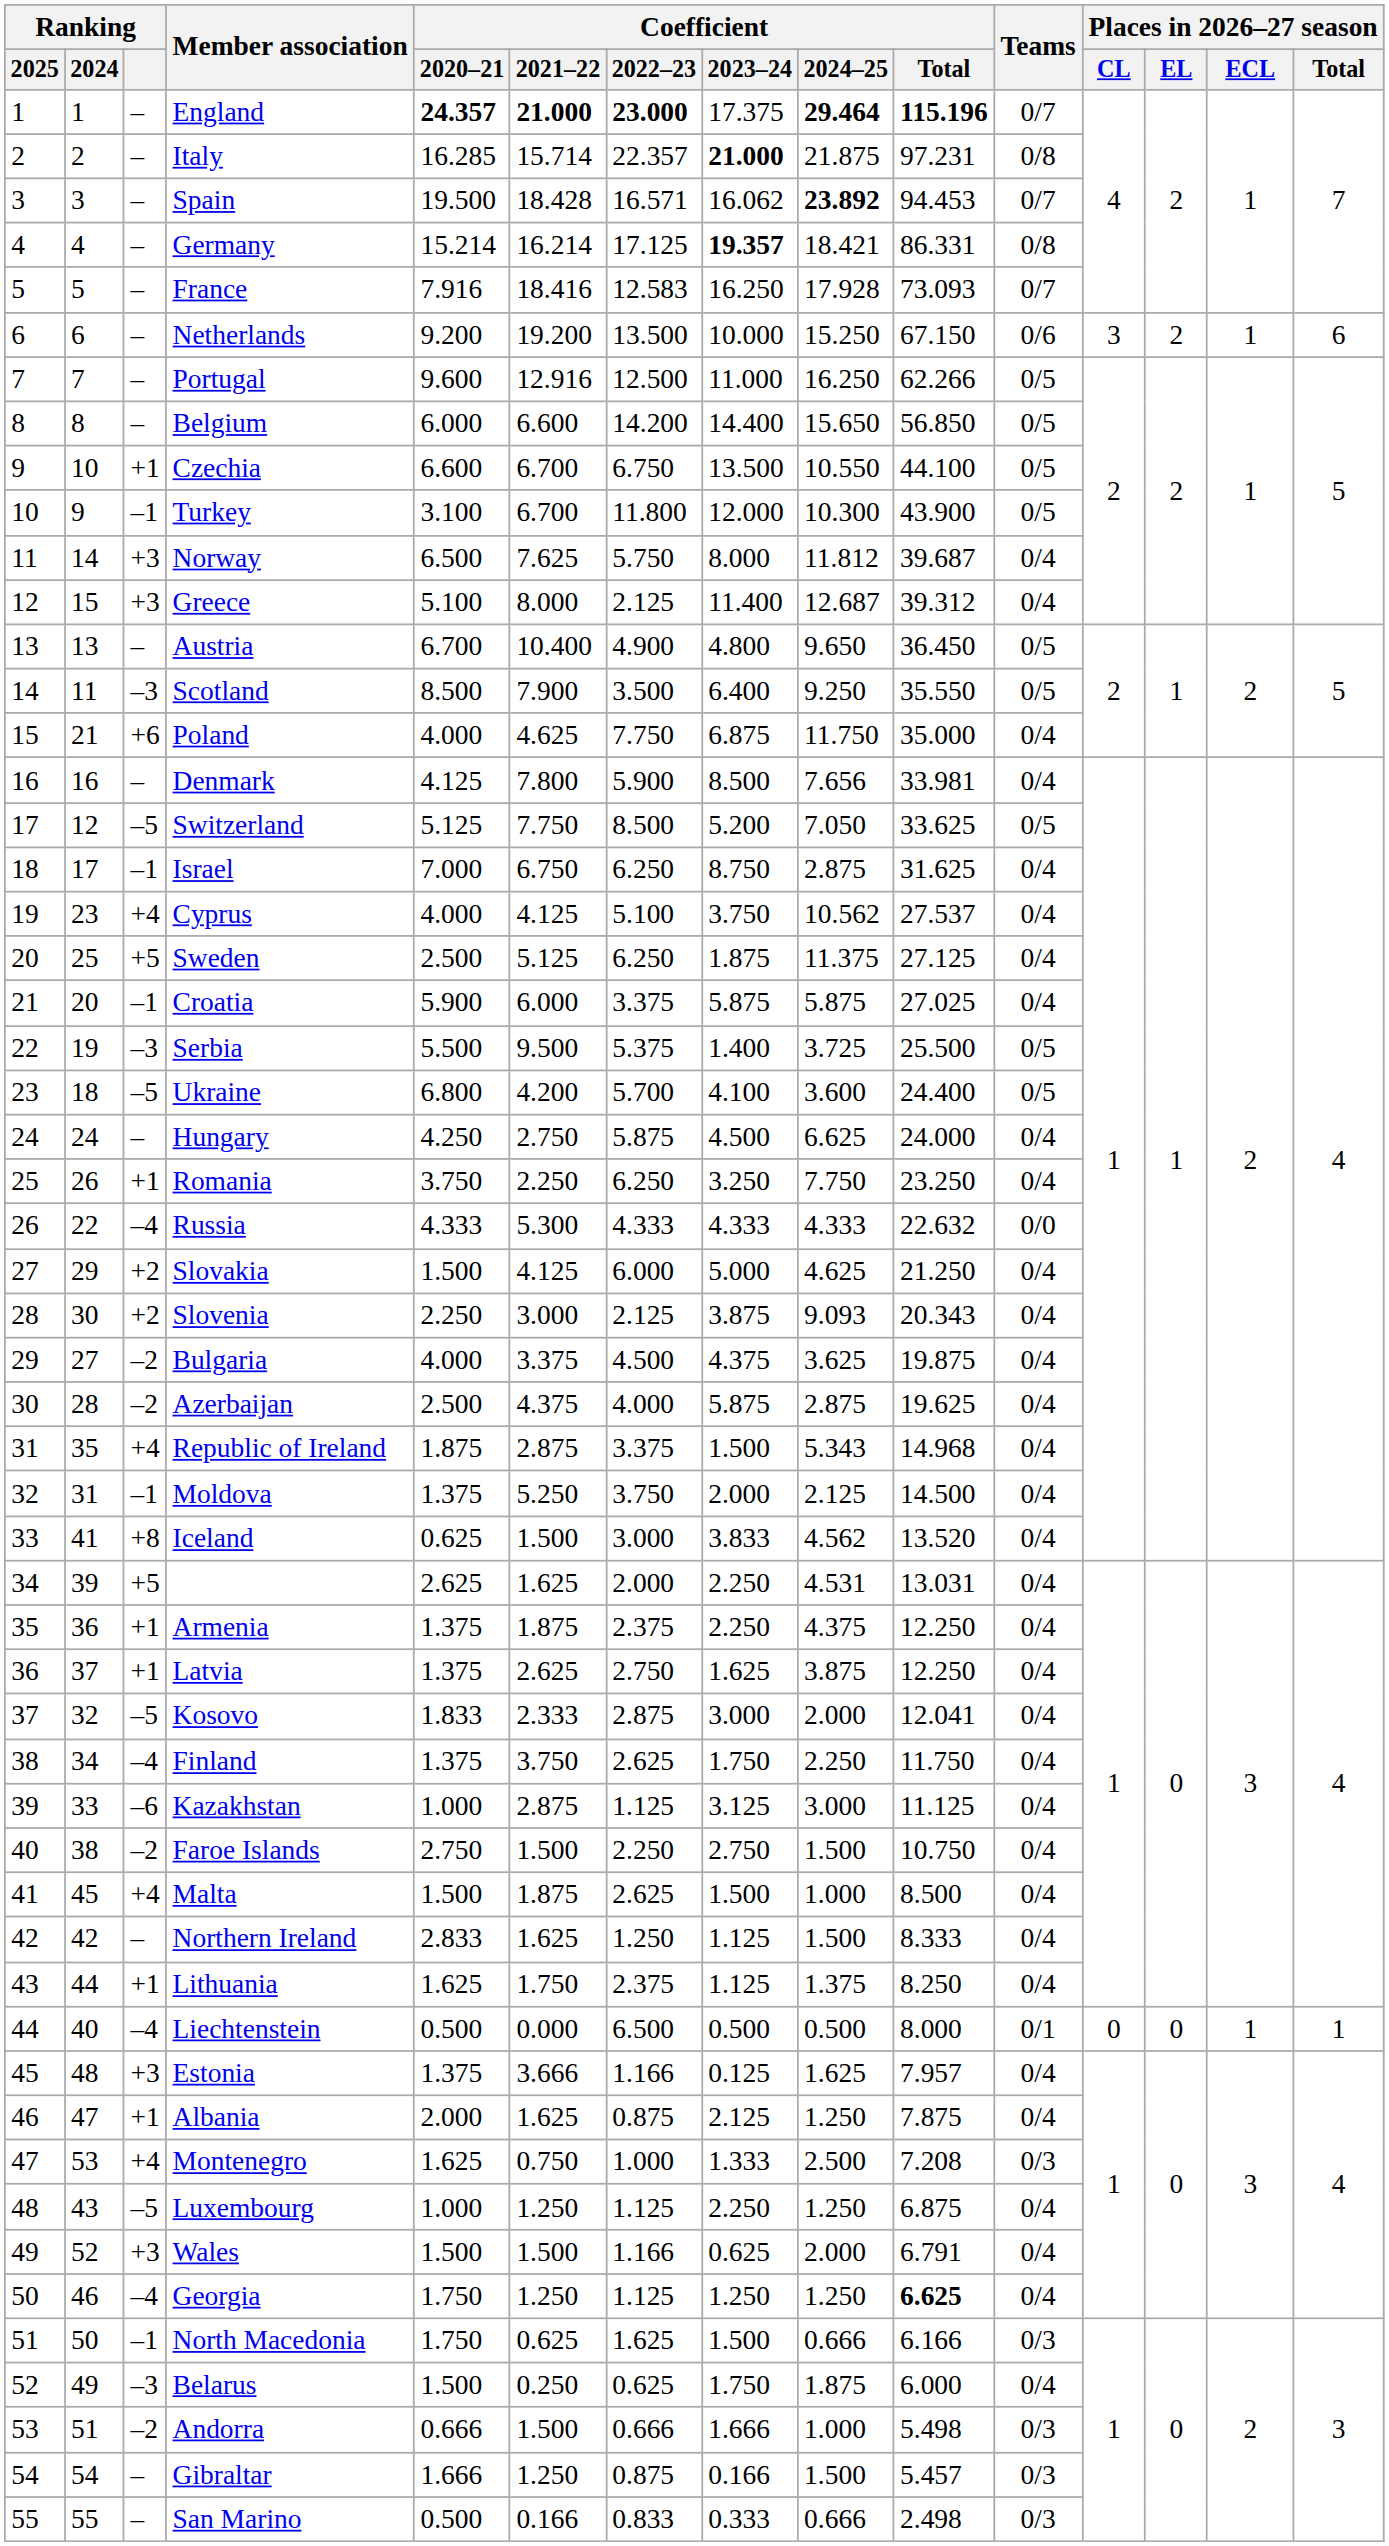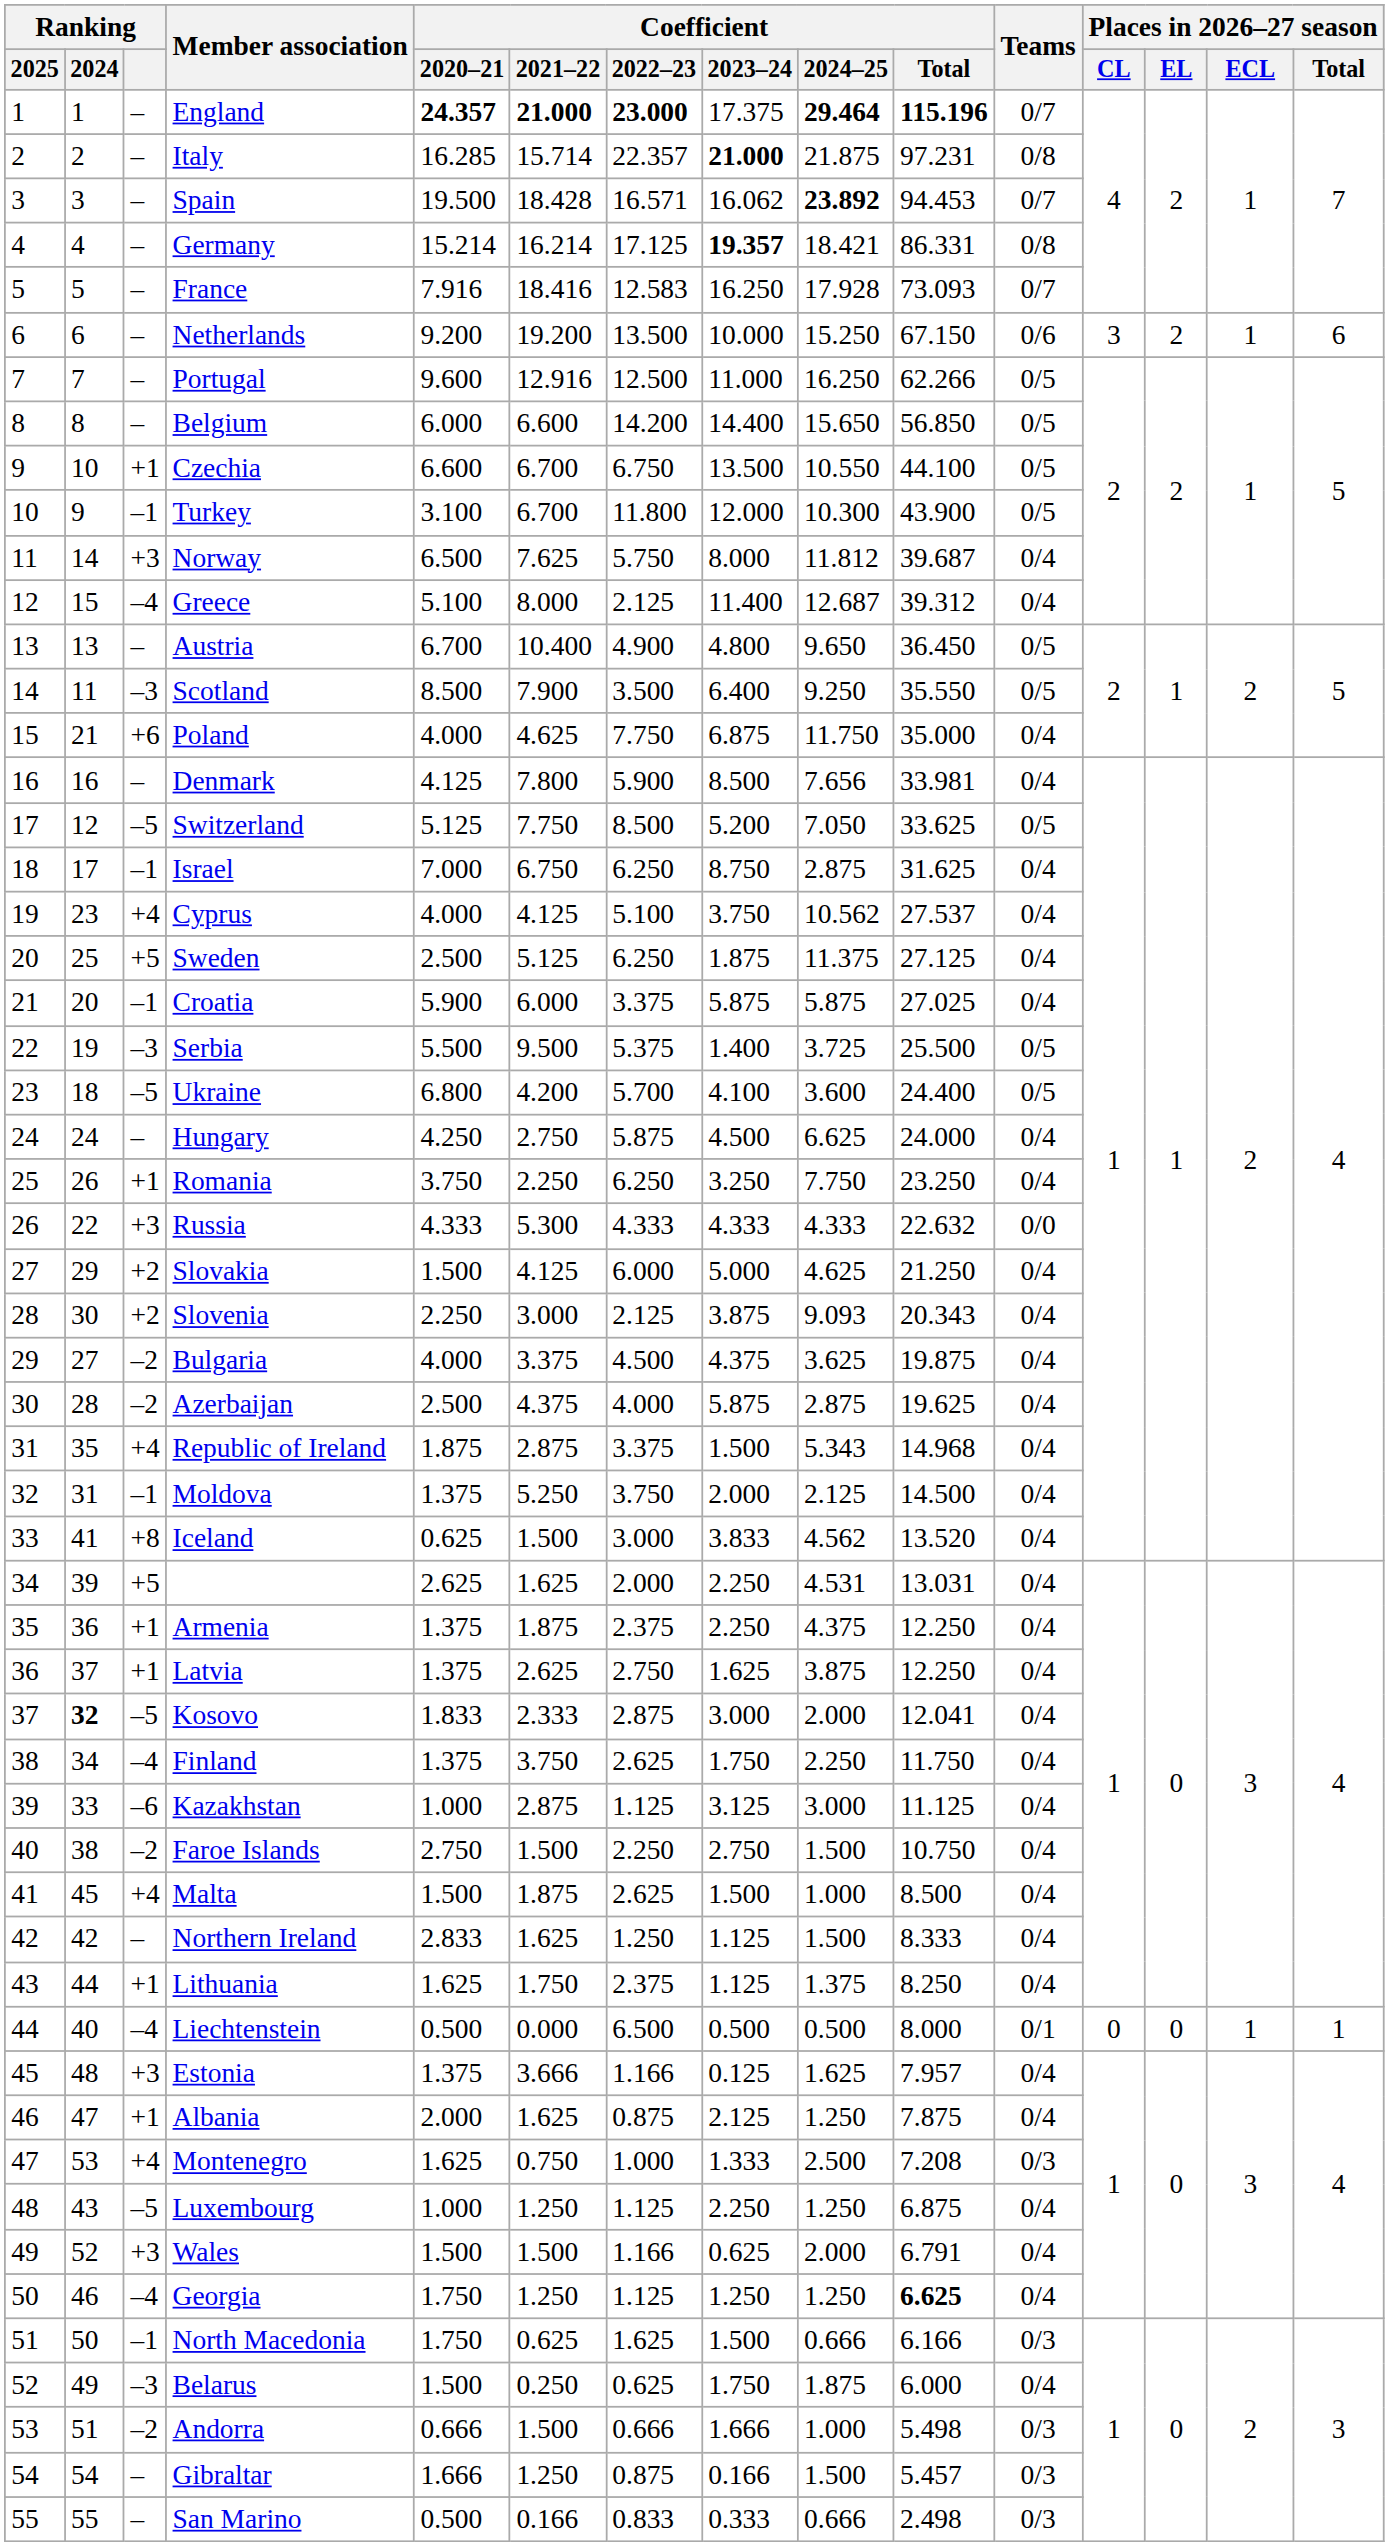(145, 601) +3 -> (144, 601) –4
(144, 1225) –4 -> (145, 1225) +3
(85, 1715) normal -> (85, 1715) bold
